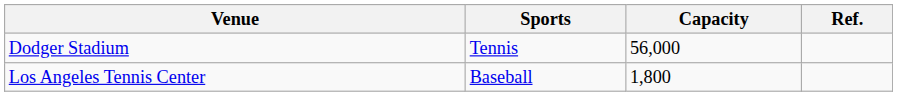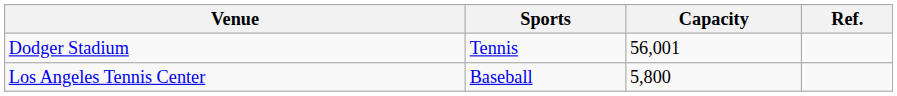(655, 47) 56,000 -> (655, 47) 56,001
(650, 76) 1,800 -> (650, 76) 5,800
